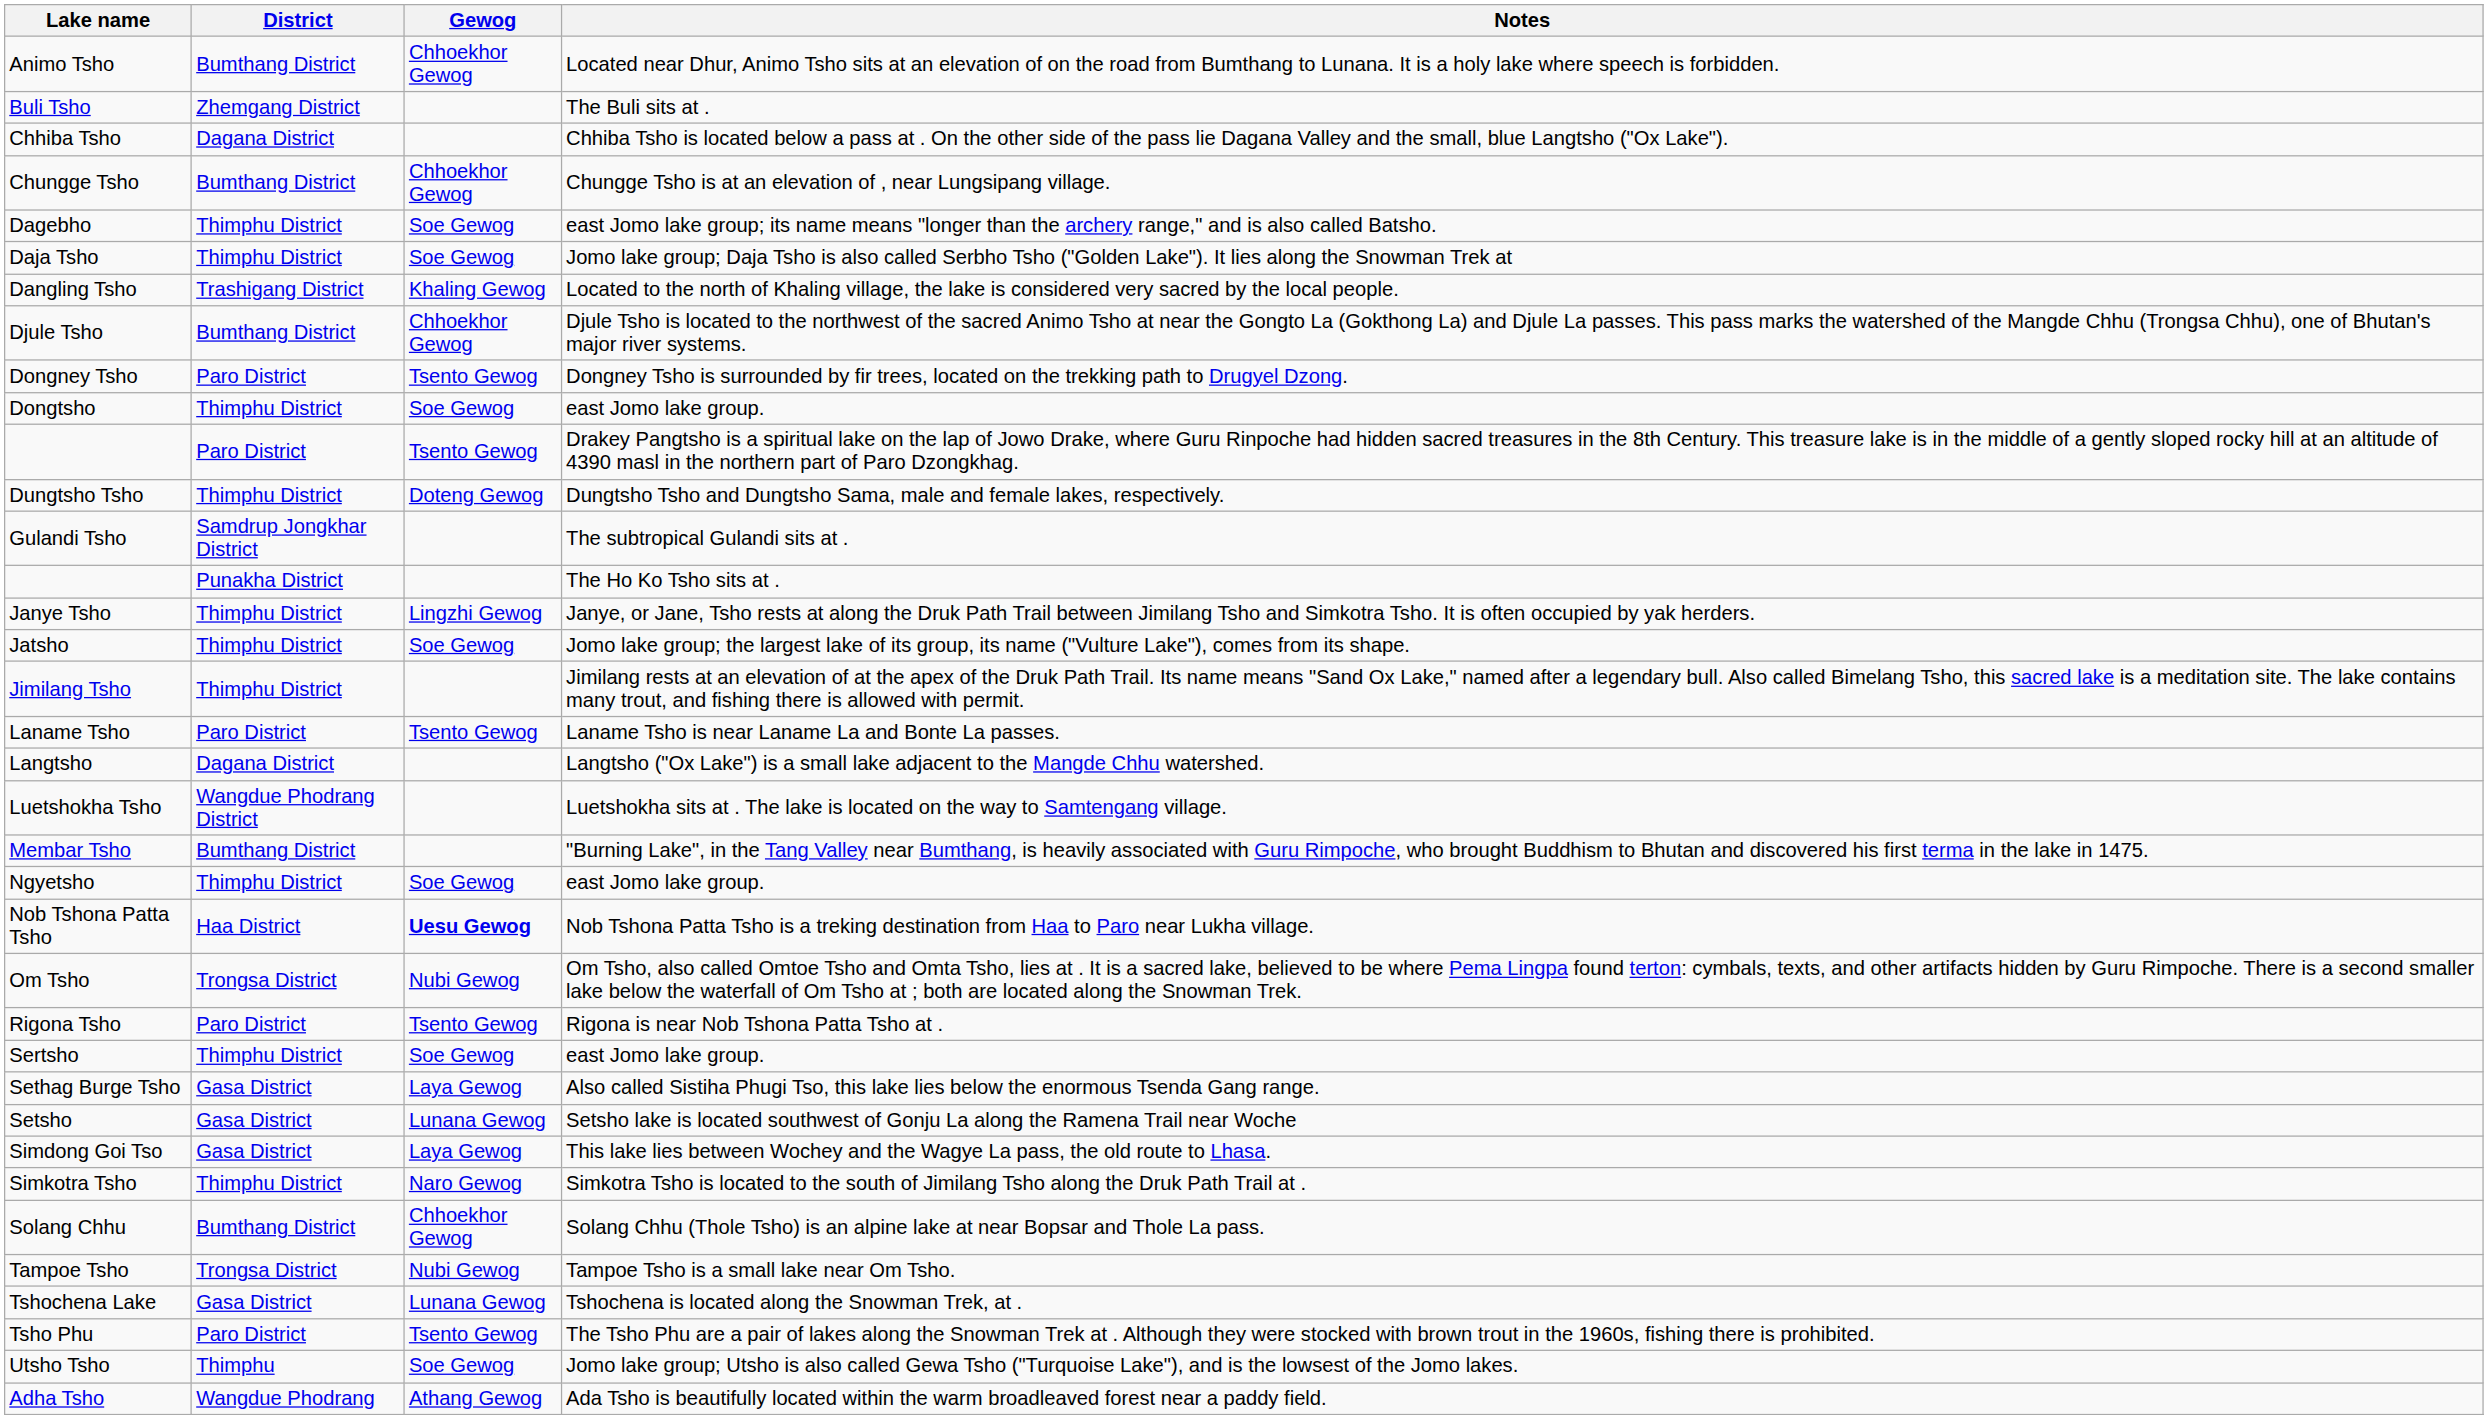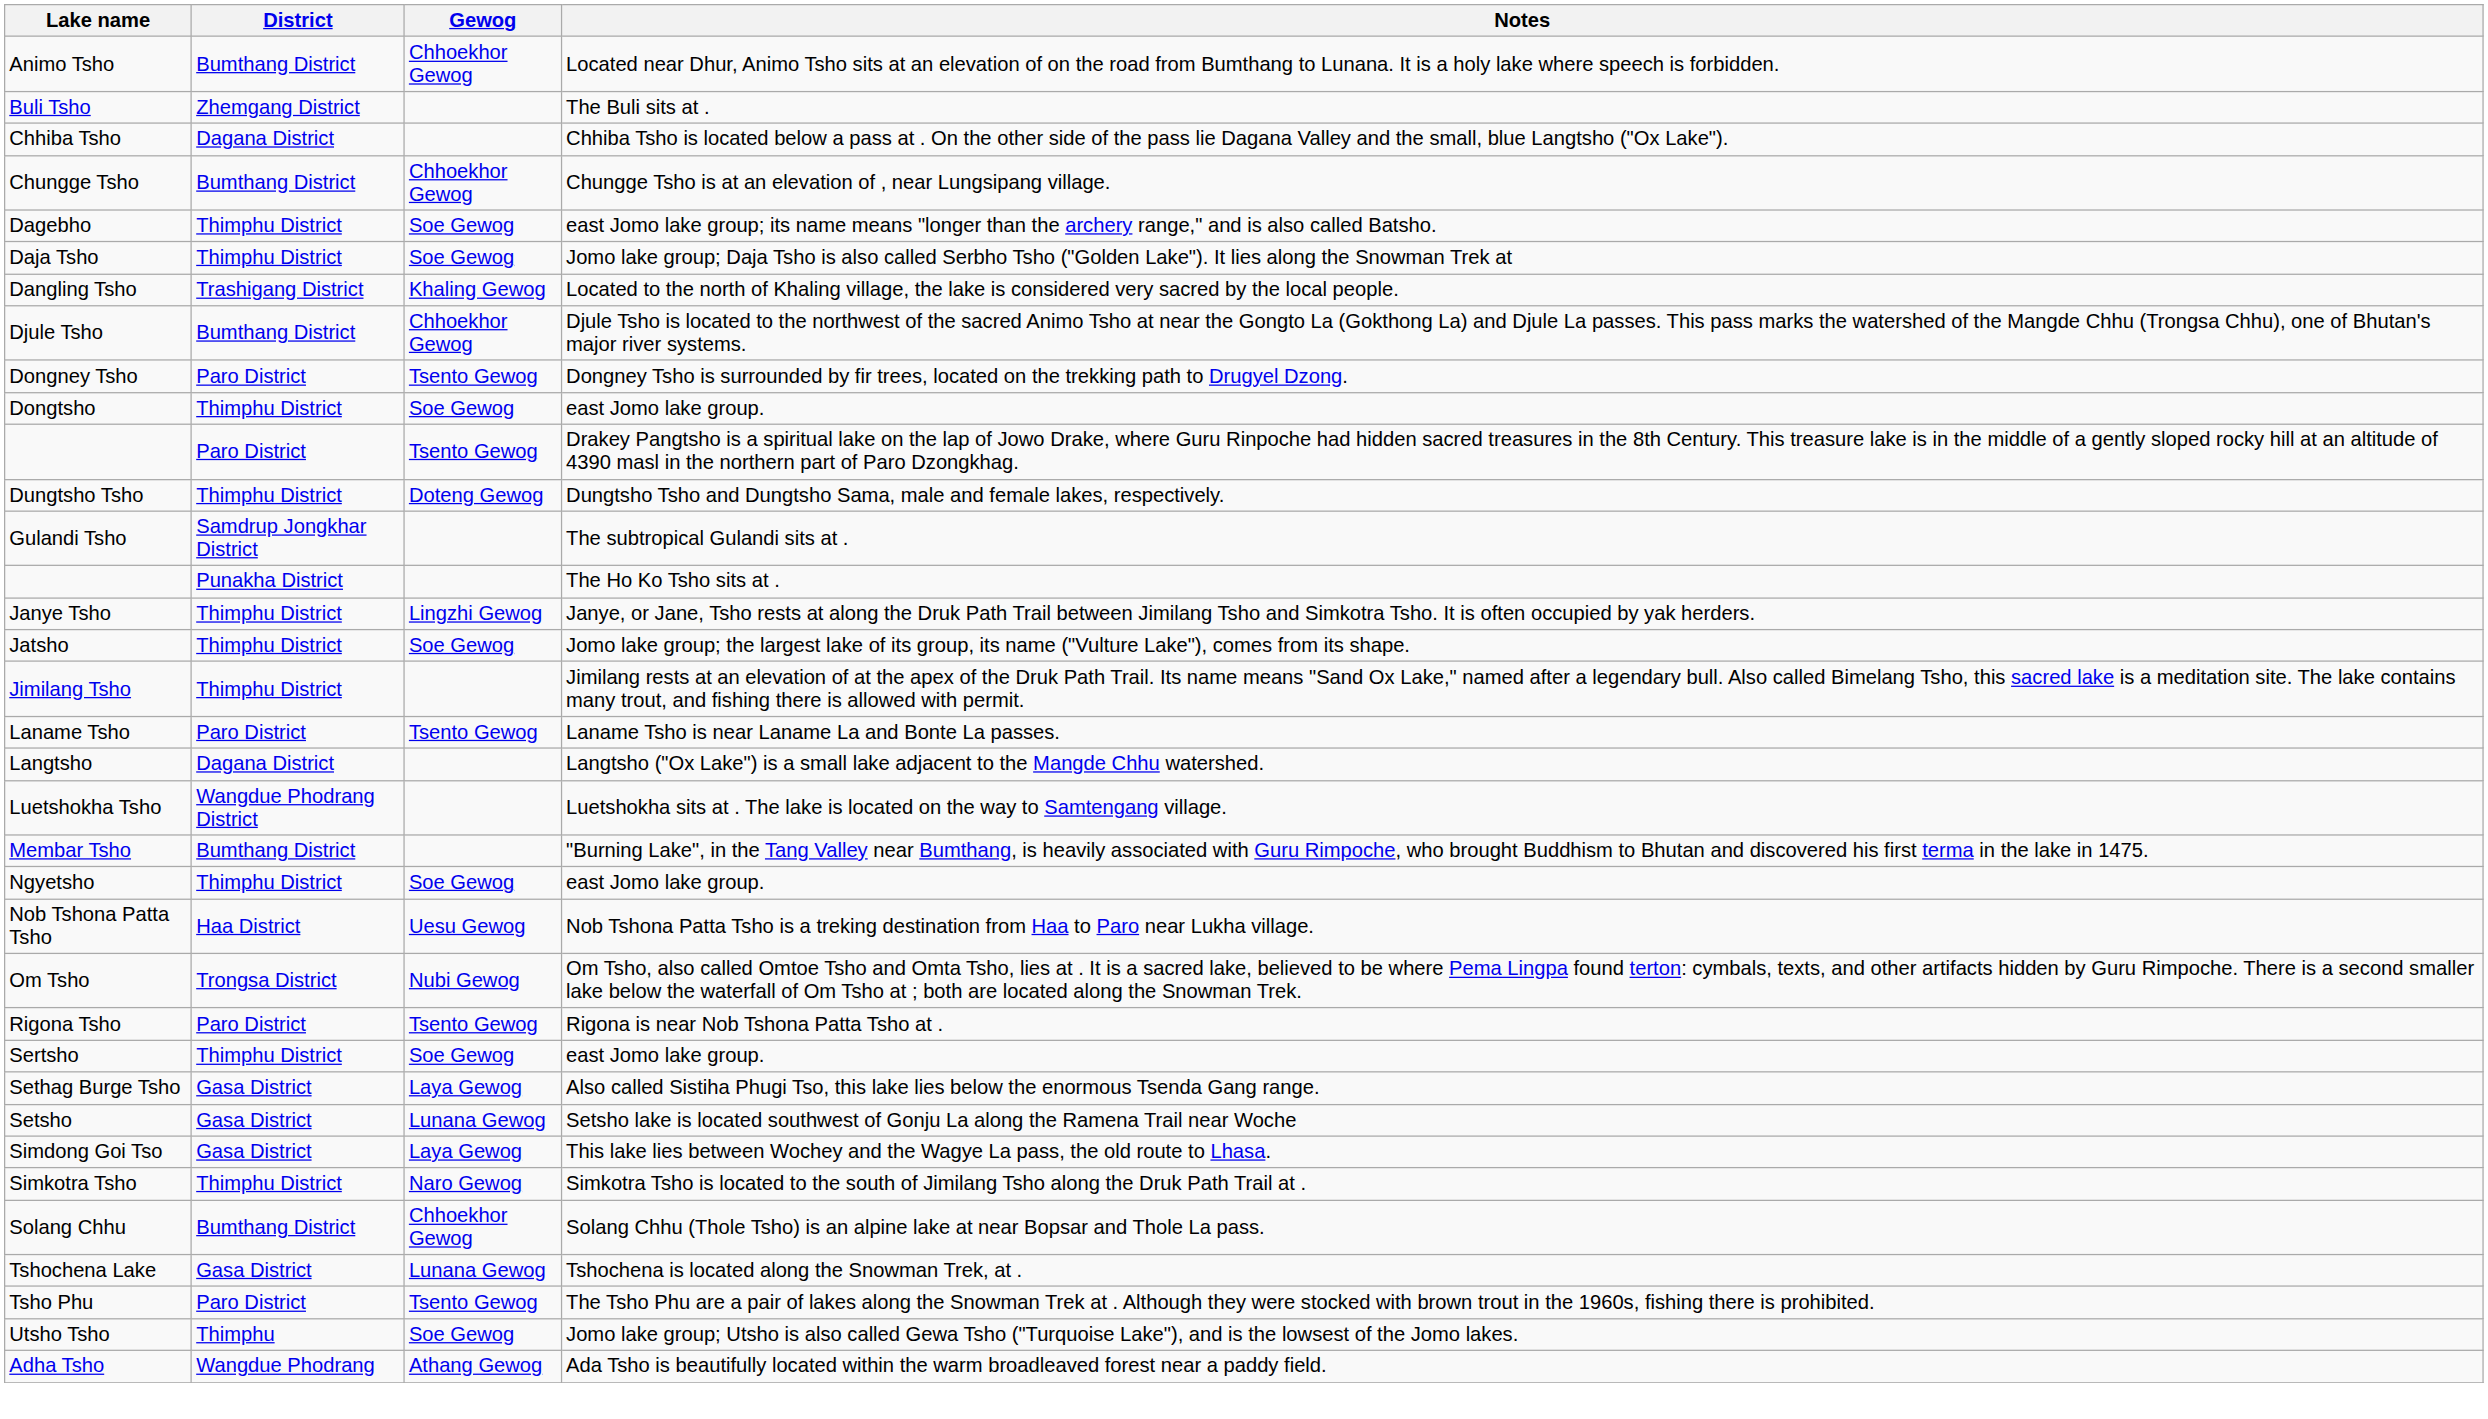(470, 925) bold -> (467, 925) normal
- row: (69, 1270)
